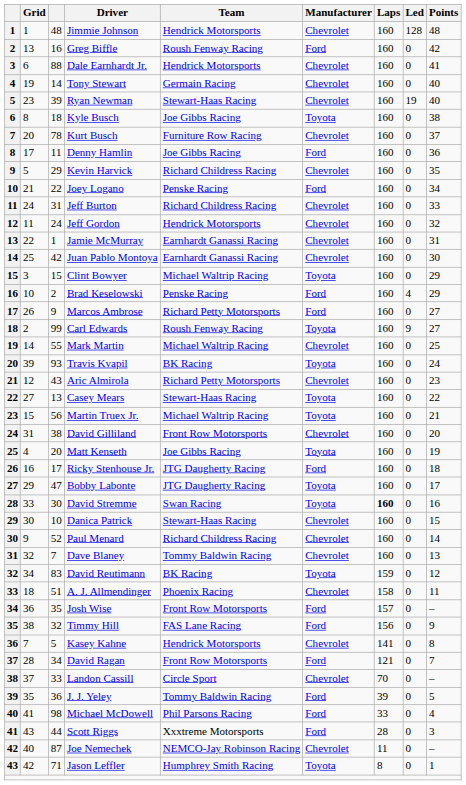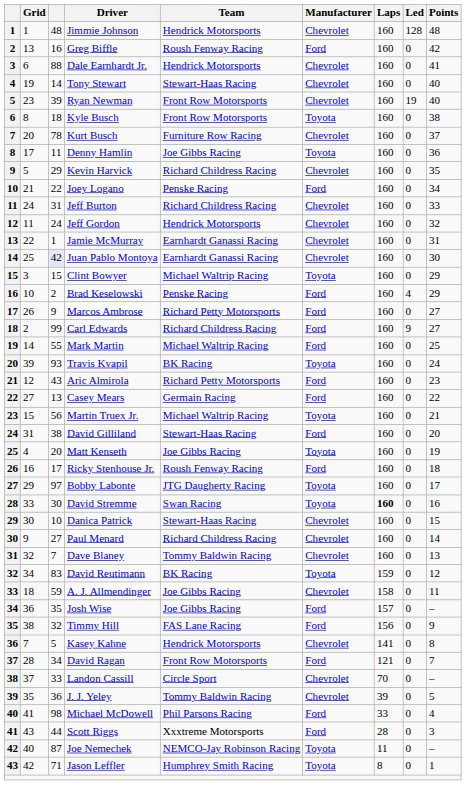(199, 83) Germain Racing -> (210, 83) Stewart-Haas Racing
(210, 100) Stewart-Haas Racing -> (215, 100) Front Row Motorsports
(202, 118) Joe Gibbs Racing -> (215, 118) Front Row Motorsports
(316, 153) Ford -> (321, 153) Toyota
(56, 258) no background -> (56, 258) lavender background
(213, 328) Roush Fenway Racing -> (220, 328) Richard Childress Racing
(321, 328) Toyota -> (316, 328) Ford
(327, 345) Chevrolet -> (316, 345) Ford
(327, 380) Chevrolet -> (316, 380) Ford
(210, 398) Stewart-Haas Racing -> (199, 398) Germain Racing
(321, 398) Toyota -> (316, 398) Ford
(215, 433) Front Row Motorsports -> (210, 433) Stewart-Haas Racing
(327, 433) Chevrolet -> (316, 433) Ford
(214, 468) JTG Daugherty Racing -> (213, 468) Roush Fenway Racing
(56, 485) 47 -> (56, 485) 97
(56, 538) 52 -> (56, 538) 27
(56, 591) 51 -> (56, 591) 59
(198, 591) Phoenix Racing -> (202, 591) Joe Gibbs Racing
(215, 608) Front Row Motorsports -> (202, 608) Joe Gibbs Racing
(316, 696) Ford -> (327, 696) Chevrolet
(327, 748) Chevrolet -> (321, 748) Toyota
